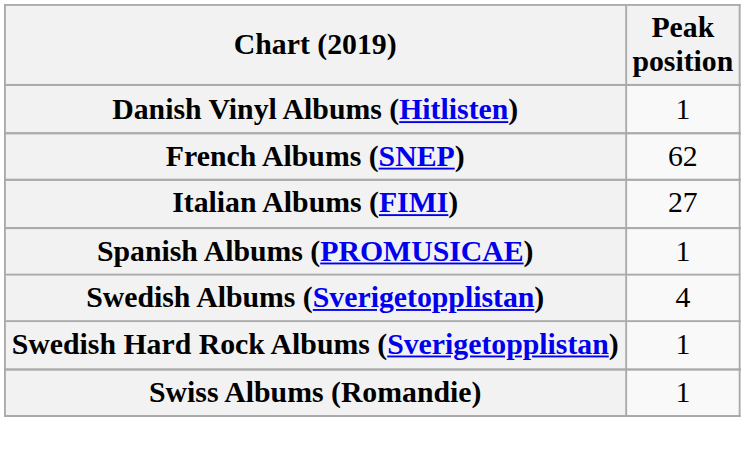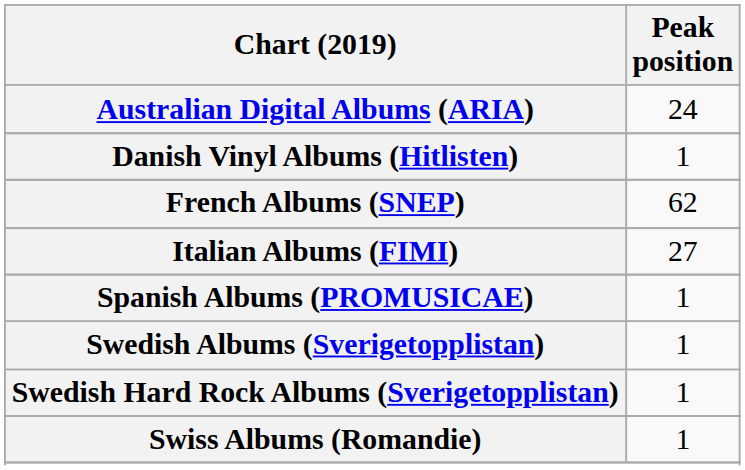+ row: (315, 108)
(683, 297) 4 -> (683, 344) 1
